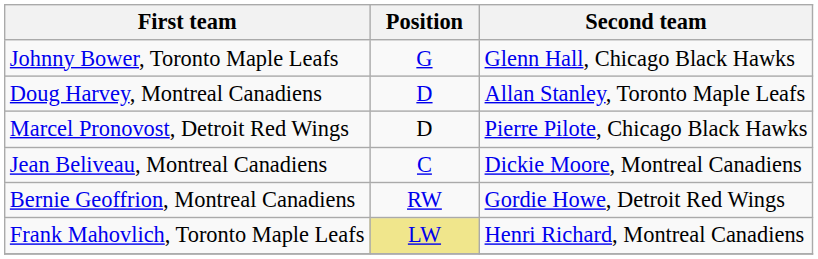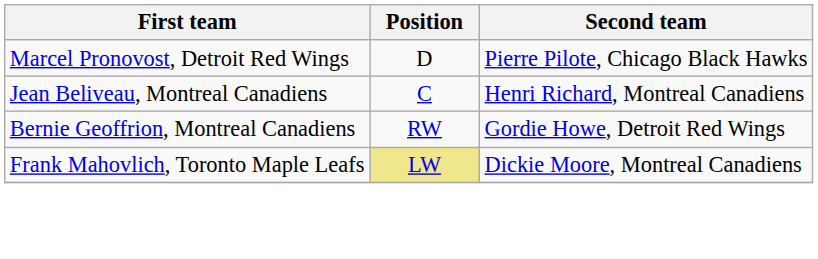- row: (174, 57)
- row: (166, 93)
(643, 164) Dickie Moore, Montreal Canadiens -> (644, 93) Henri Richard, Montreal Canadiens
(644, 235) Henri Richard, Montreal Canadiens -> (643, 164) Dickie Moore, Montreal Canadiens
